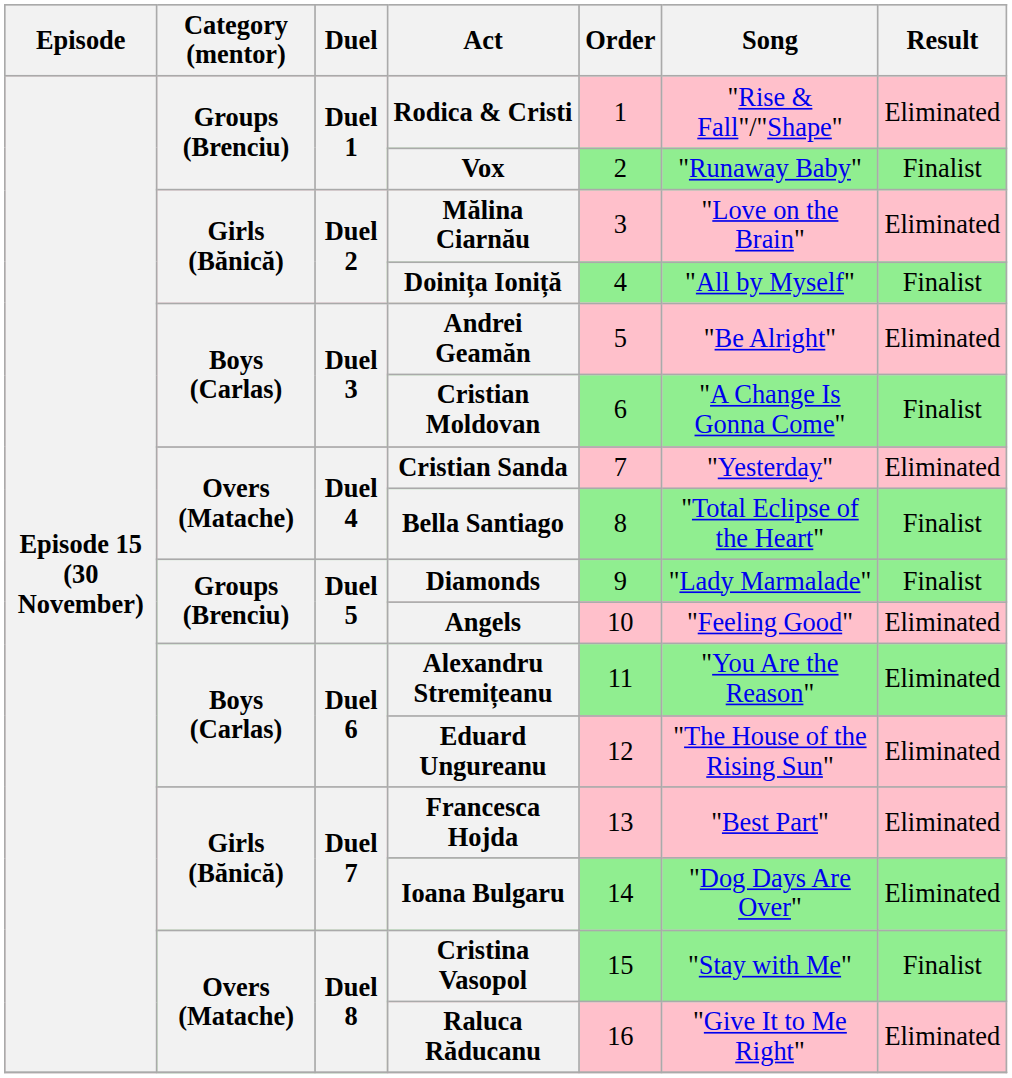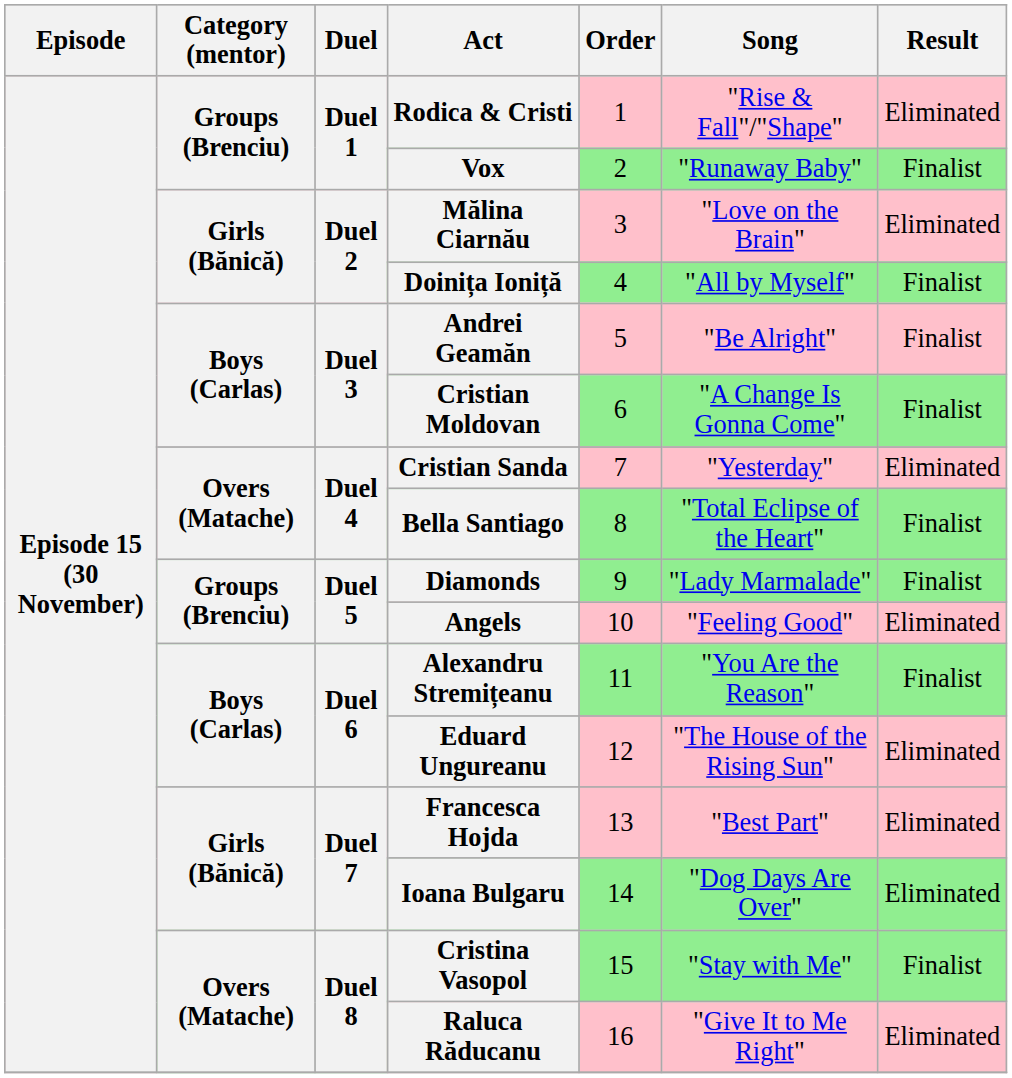(942, 338) Eliminated -> (942, 338) Finalist
(942, 679) Eliminated -> (942, 679) Finalist
